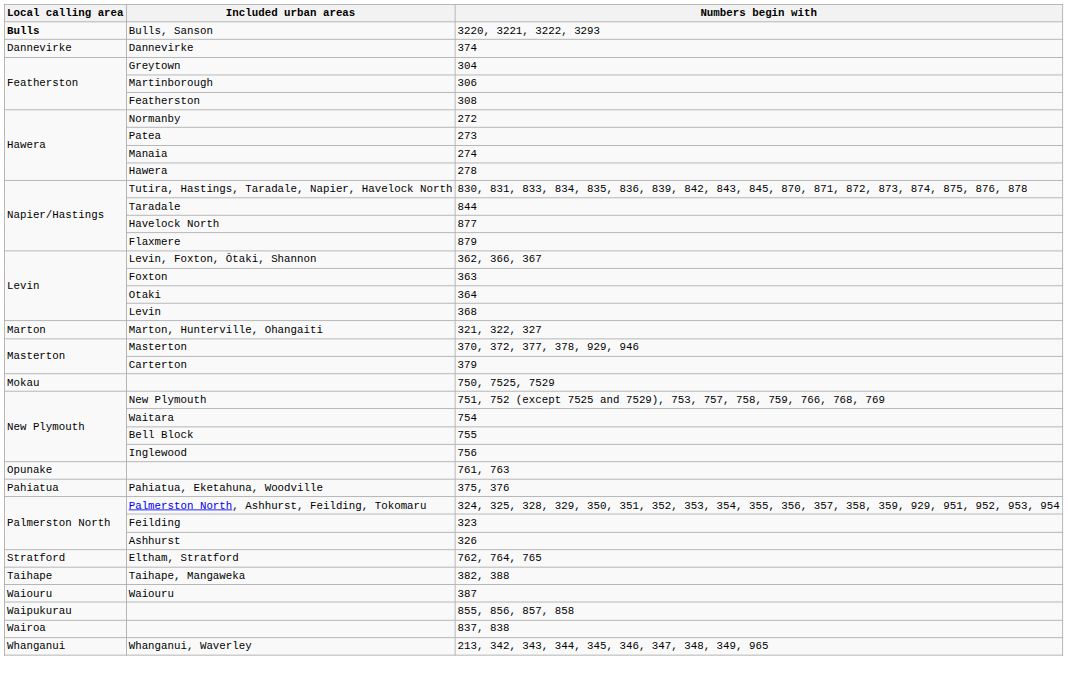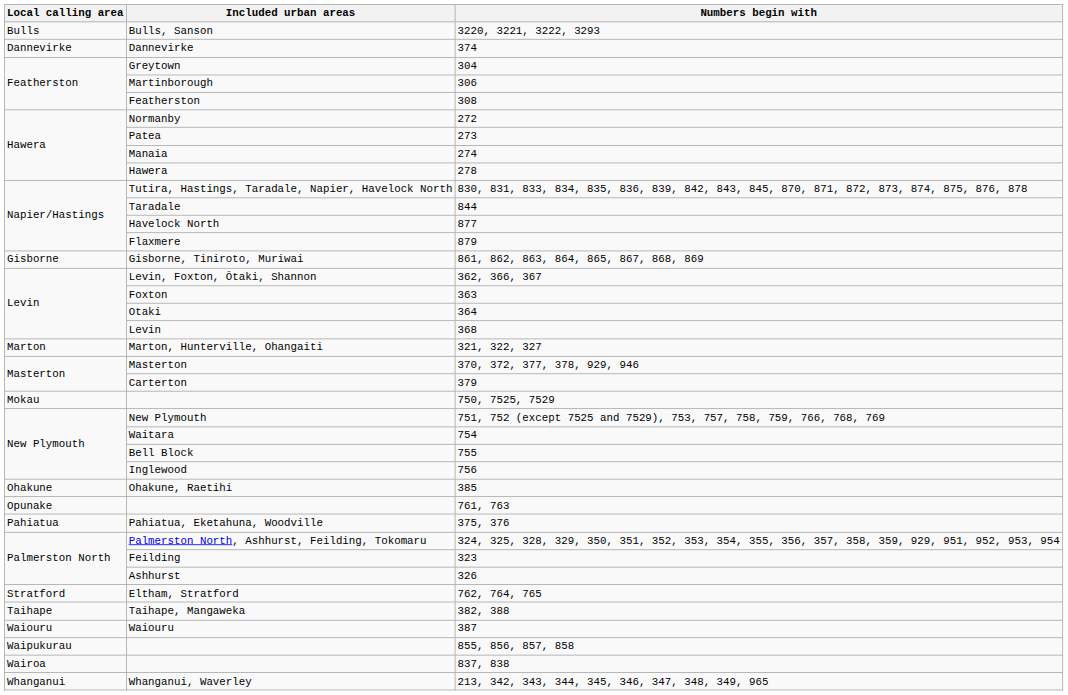(23, 31) bold -> (23, 31) normal
+ row: (216, 259)
+ row: (180, 488)
